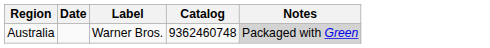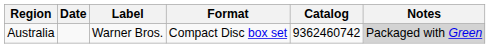+ column: (228, 14)
(203, 33) 9362460748 -> (327, 33) 9362460742
